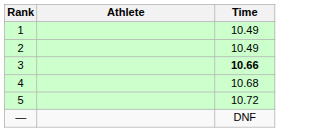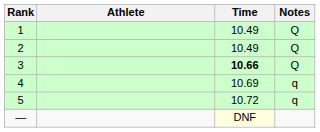+ column: (295, 13)
(245, 83) 10.68 -> (245, 83) 10.69
(245, 118) no background -> (245, 118) lightyellow background
